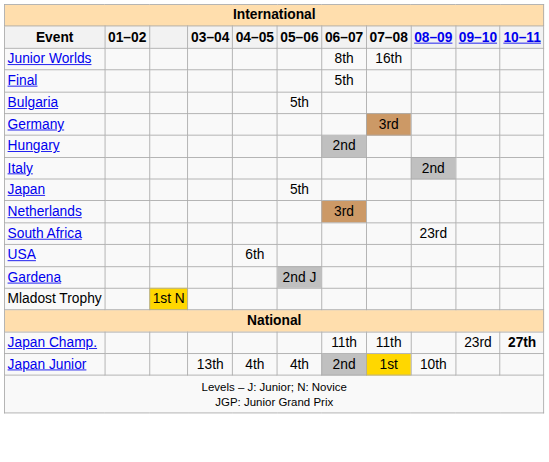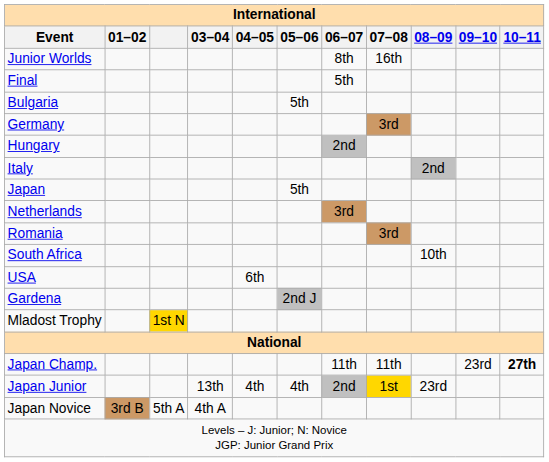+ row: (35, 233)
(433, 233) 23rd -> (433, 255) 10th
(433, 364) 10th -> (433, 386) 23rd
+ row: (49, 408)
